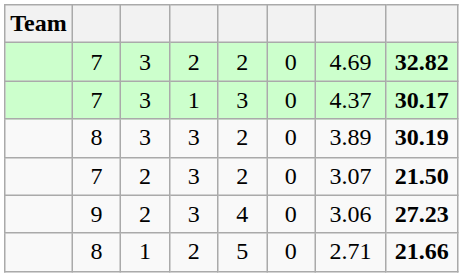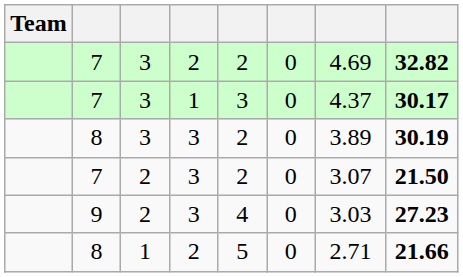(351, 213) 3.06 -> (351, 213) 3.03
